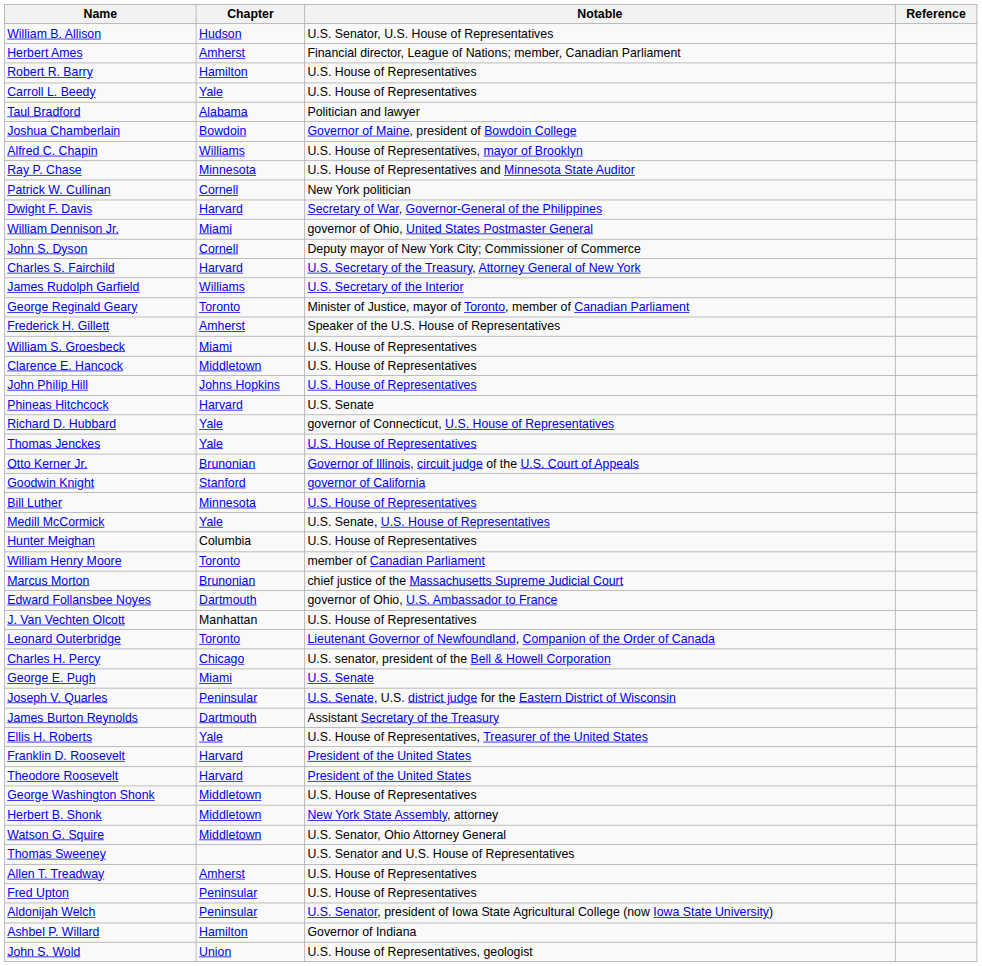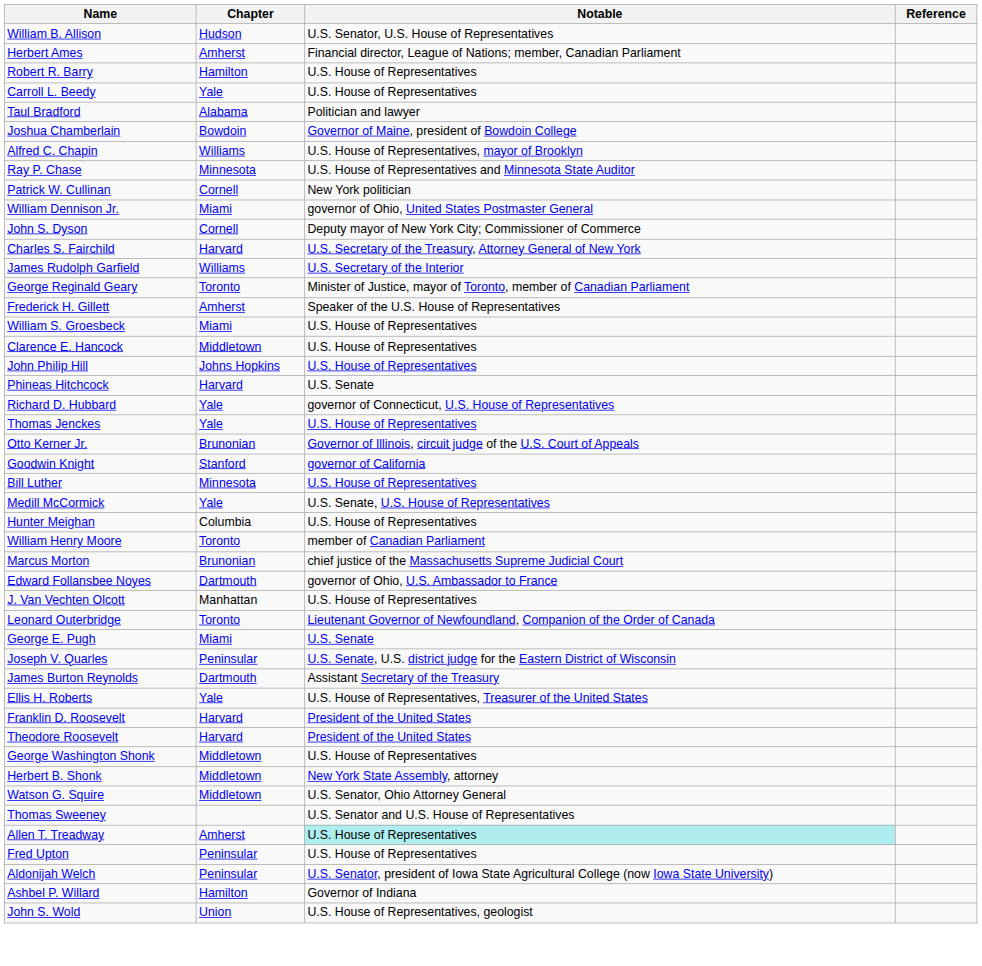- row: (50, 209)
- row: (54, 659)
(392, 873) no background -> (392, 834) paleturquoise background
